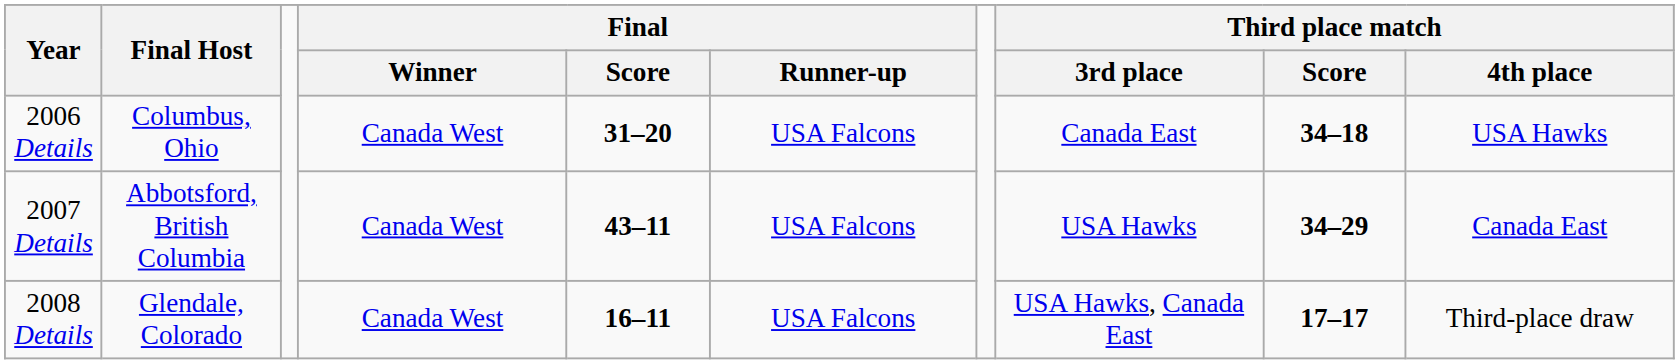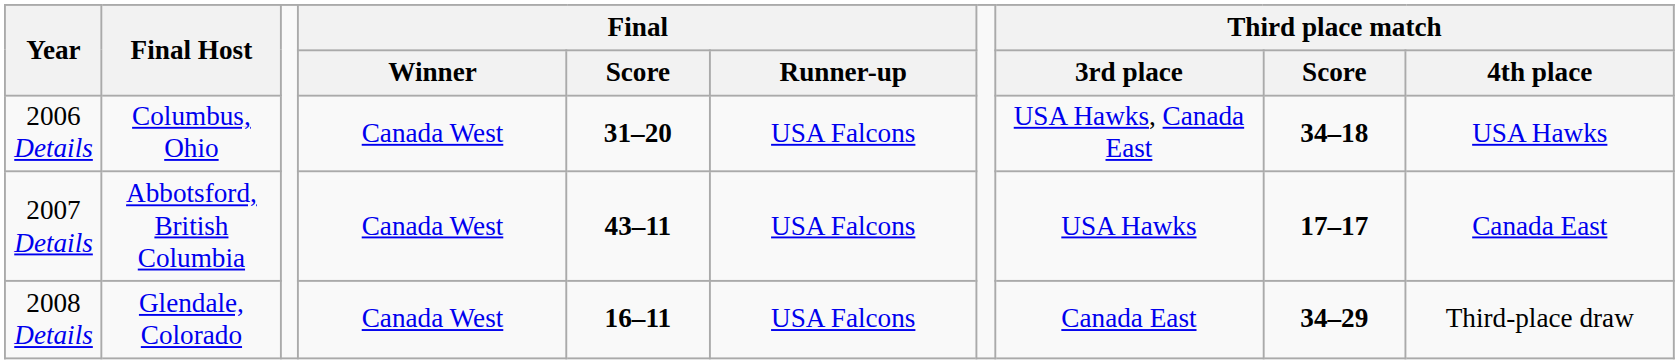(1129, 133) Canada East -> (1129, 133) USA Hawks, Canada East
(1334, 226) 34–29 -> (1334, 226) 17–17
(1129, 319) USA Hawks, Canada East -> (1129, 319) Canada East
(1334, 319) 17–17 -> (1334, 319) 34–29
